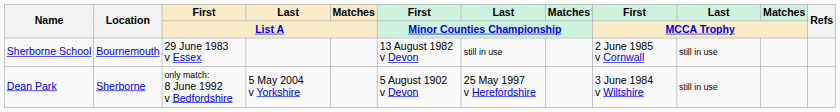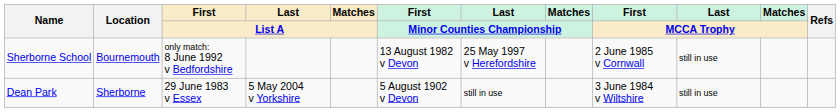(196, 52) 29 June 1983 v Essex -> (198, 58) only match: 8 June 1992 v Bedfordshire
(483, 52) still in use -> (500, 58) 25 May 1997 v Herefordshire
(198, 87) only match: 8 June 1992 v Bedfordshire -> (196, 92) 29 June 1983 v Essex
(500, 86) 25 May 1997 v Herefordshire -> (483, 93) still in use
